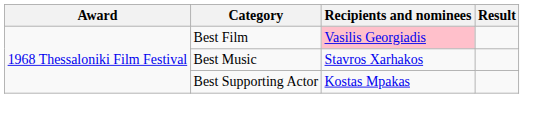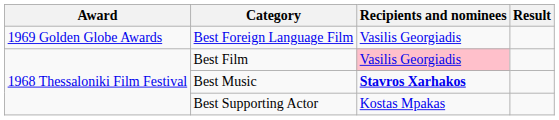+ row: (273, 37)
(374, 59) normal -> (413, 81) bold
